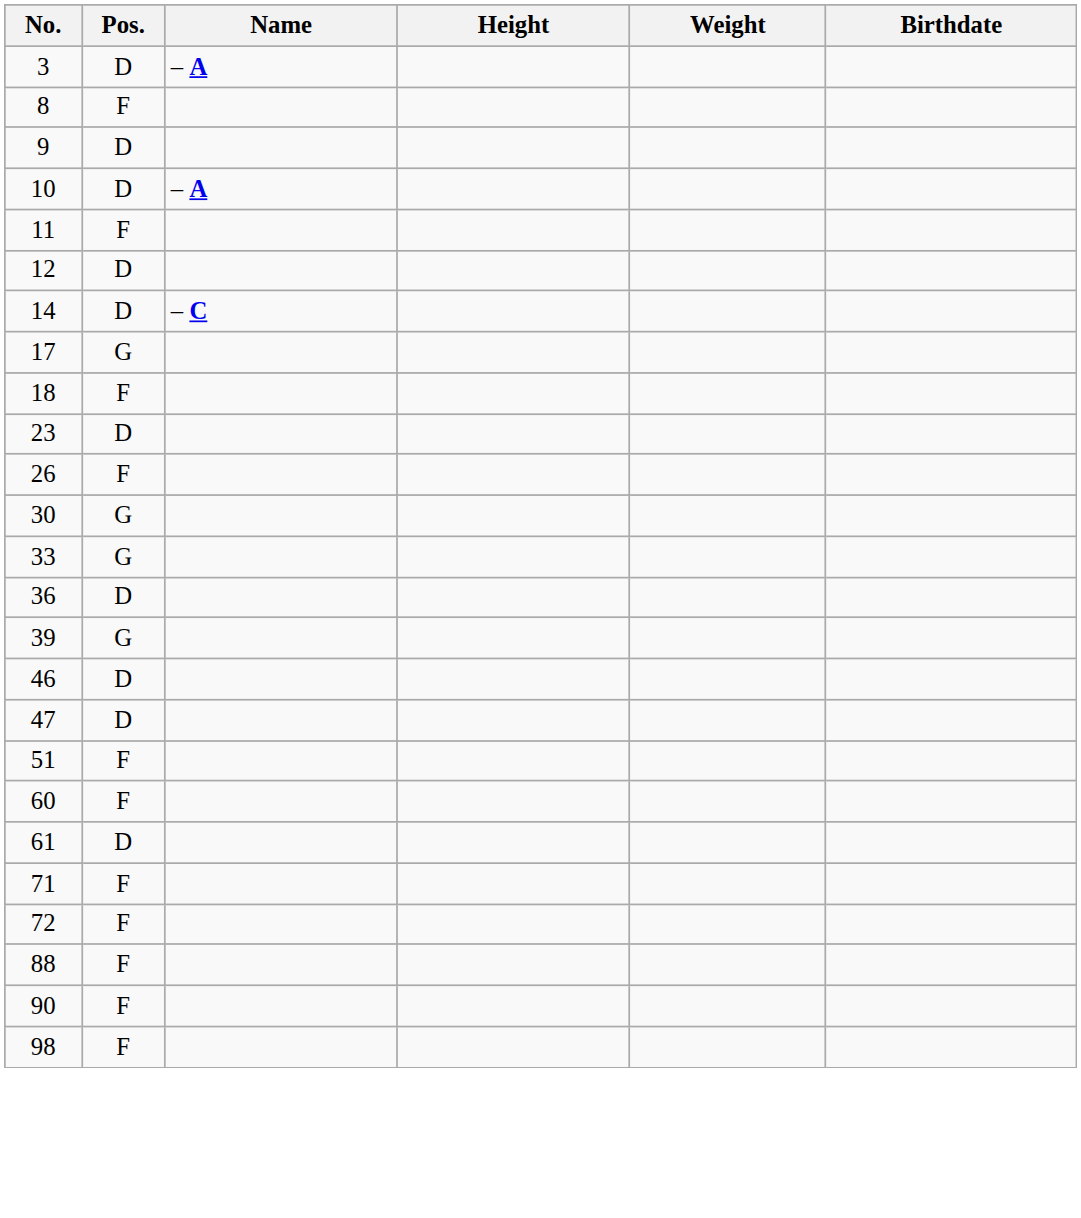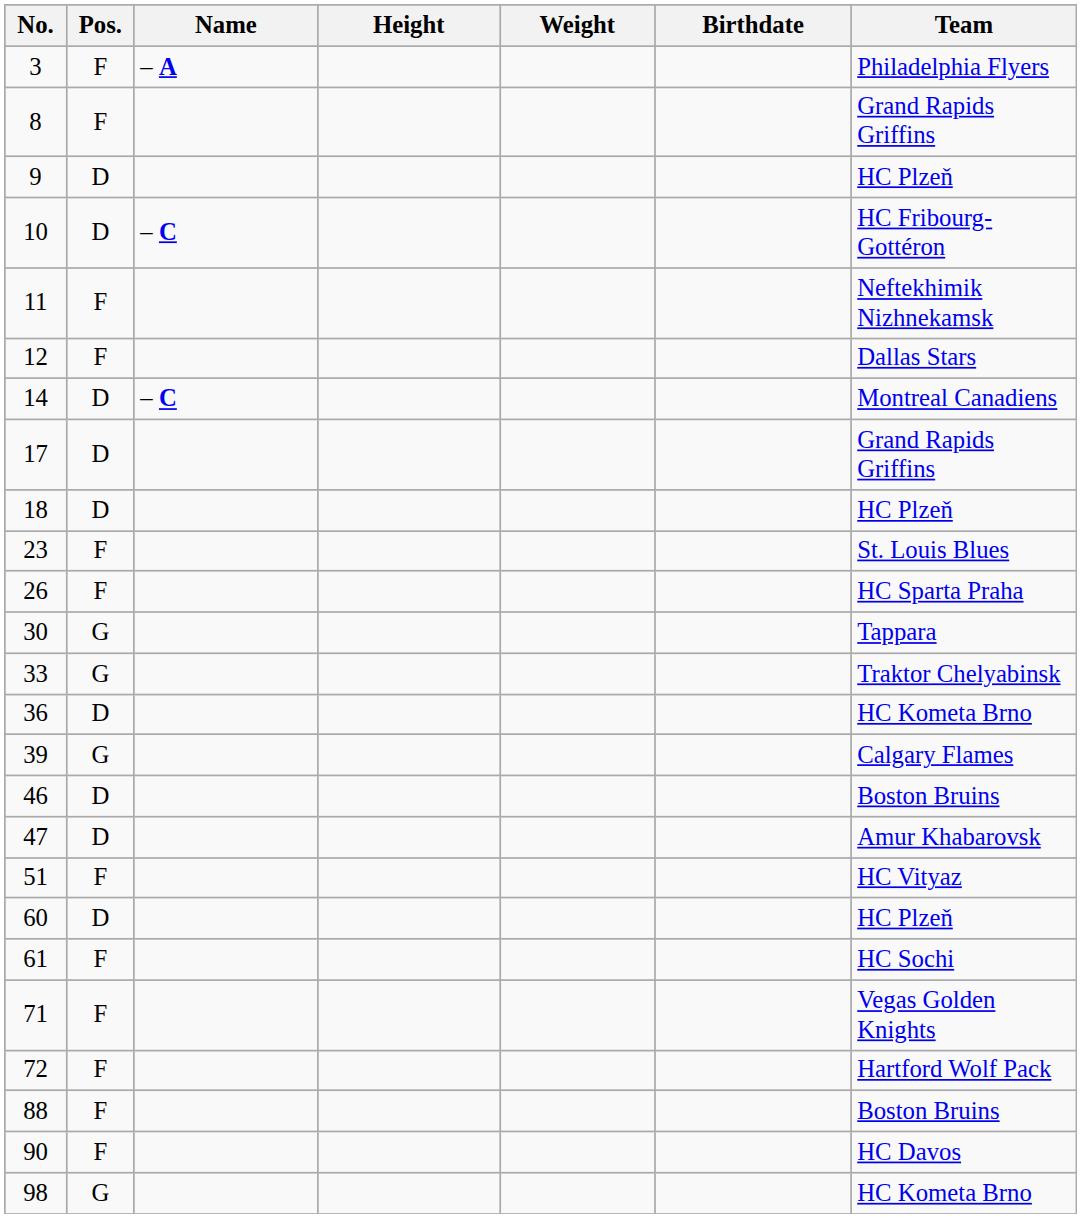+ column: (964, 25)
(123, 66) D -> (100, 66) F
(189, 188) – A -> (159, 232) – C
(123, 270) D -> (100, 358) F
(123, 352) G -> (100, 454) D
(123, 392) F -> (100, 509) D
(123, 433) D -> (100, 550) F
(123, 801) F -> (100, 918) D
(123, 842) D -> (100, 959) F
(123, 1046) F -> (100, 1192) G
